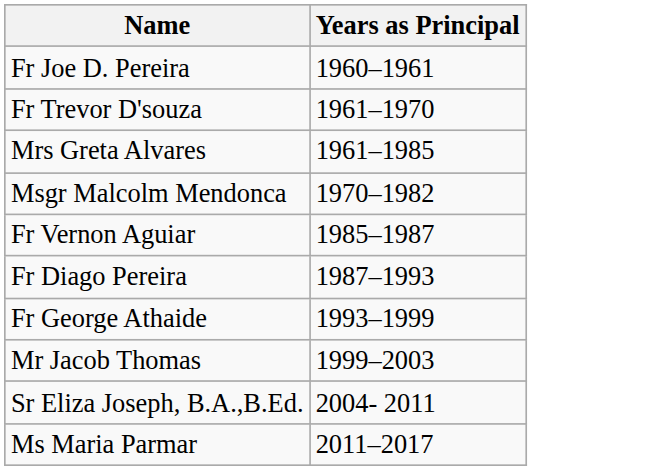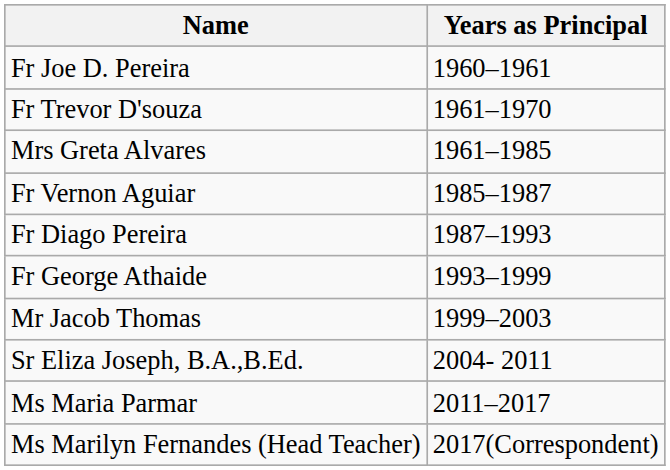- row: (149, 192)
+ row: (216, 444)
